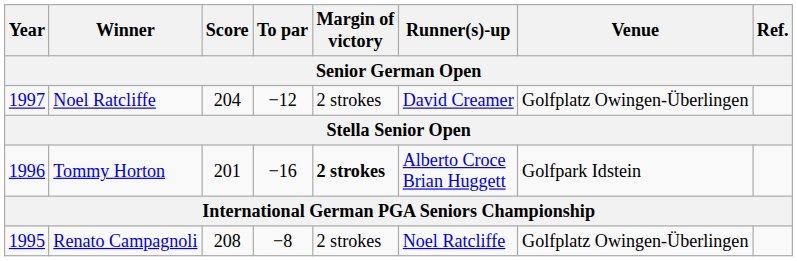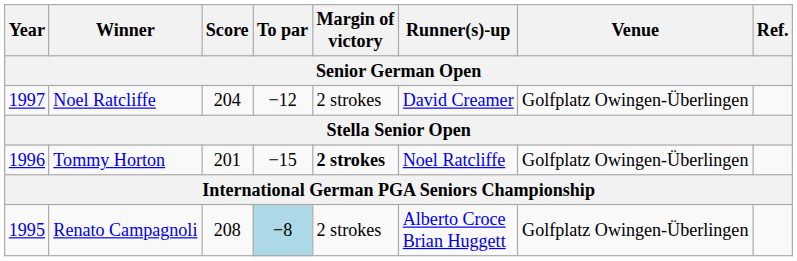(283, 171) −16 -> (283, 160) −15
(454, 171) Alberto Croce Brian Huggett -> (454, 160) Noel Ratcliffe
(582, 171) Golfpark Idstein -> (635, 160) Golfplatz Owingen-Überlingen
(283, 241) no background -> (283, 230) lightblue background
(454, 241) Noel Ratcliffe -> (454, 230) Alberto Croce Brian Huggett
